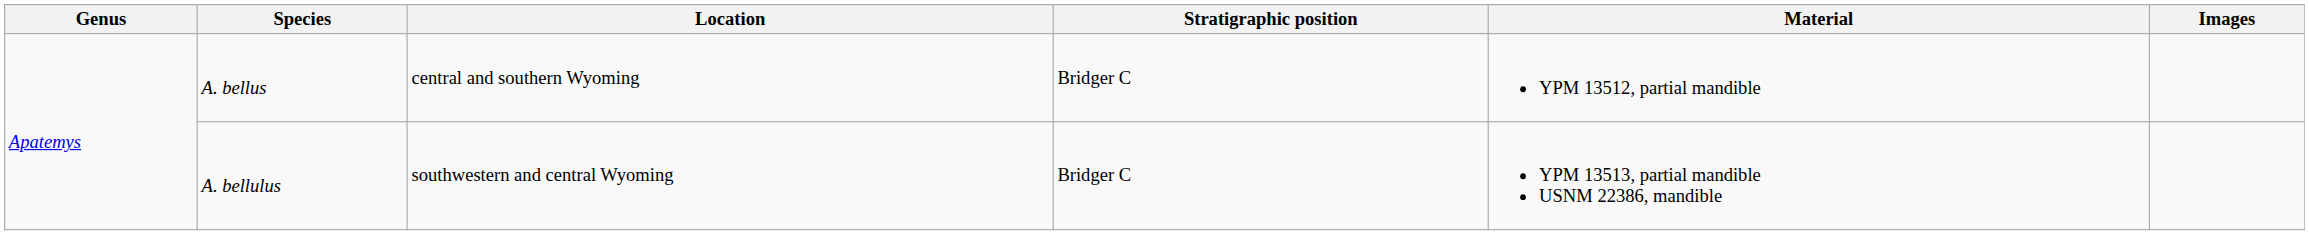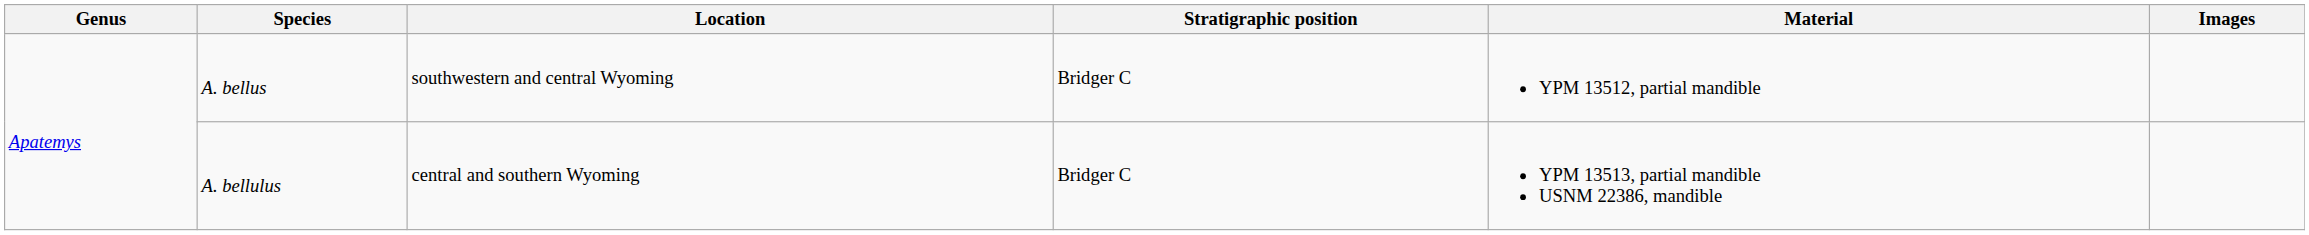(525, 77) central and southern Wyoming -> (543, 77) southwestern and central Wyoming
(543, 175) southwestern and central Wyoming -> (525, 175) central and southern Wyoming
